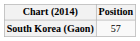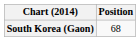(116, 28) 57 -> (116, 28) 68
